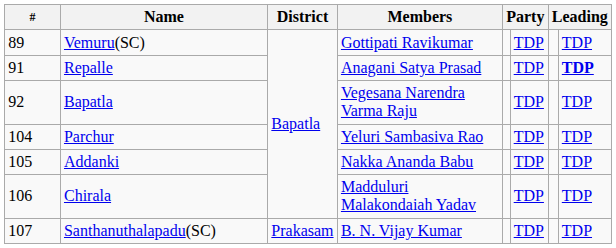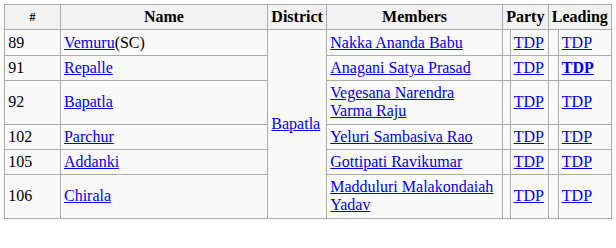(407, 42) Gottipati Ravikumar -> (396, 42) Nakka Ananda Babu
(20, 136) 104 -> (20, 136) 102
(407, 162) Nakka Ananda Babu -> (396, 162) Gottipati Ravikumar
- row: (140, 230)
